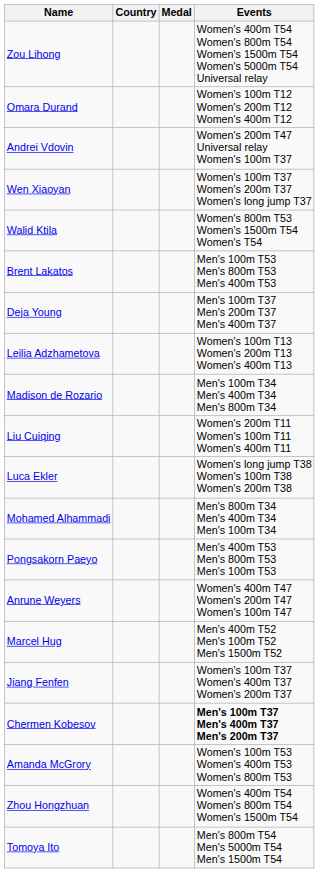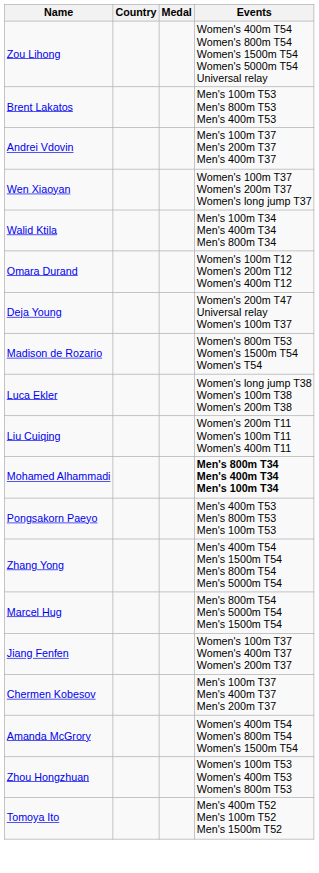rows swapped: (42, 107) <-> (40, 271)
(244, 148) Women's 200m T47 Universal relay Women's 100m T37 -> (236, 148) Men's 100m T37 Men's 200m T37 Men's 400m T37
(247, 230) Women's 800m T53 Women's 1500m T54 Women's T54 -> (236, 230) Men's 100m T34 Men's 400m T34 Men's 800m T34
(236, 312) Men's 100m T37 Men's 200m T37 Men's 400m T37 -> (244, 312) Women's 200m T47 Universal relay Women's 100m T37
- row: (53, 354)
(236, 395) Men's 100m T34 Men's 400m T34 Men's 800m T34 -> (247, 354) Women's 800m T53 Women's 1500m T54 Women's T54
rows swapped: (32, 477) <-> (34, 436)
(236, 518) normal -> (238, 477) bold
- row: (44, 600)
+ row: (35, 565)
(239, 641) Men's 400m T52 Men's 100m T52 Men's 1500m T52 -> (239, 612) Men's 800m T54 Men's 5000m T54 Men's 1500m T54
(238, 724) bold -> (236, 695) normal
(244, 765) Women's 100m T53 Women's 400m T53 Women's 800m T53 -> (247, 736) Women's 400m T54 Women's 800m T54 Women's 1500m T54
(247, 806) Women's 400m T54 Women's 800m T54 Women's 1500m T54 -> (244, 777) Women's 100m T53 Women's 400m T53 Women's 800m T53
(239, 847) Men's 800m T54 Men's 5000m T54 Men's 1500m T54 -> (239, 818) Men's 400m T52 Men's 100m T52 Men's 1500m T52
